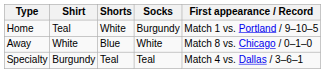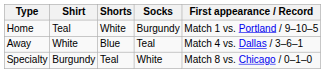(149, 44) White -> (146, 44) Teal
(248, 44) Match 8 vs. Chicago / 0–1–0 -> (244, 44) Match 4 vs. Dallas / 3–6–1
(146, 60) Teal -> (149, 60) White
(244, 60) Match 4 vs. Dallas / 3–6–1 -> (248, 60) Match 8 vs. Chicago / 0–1–0
